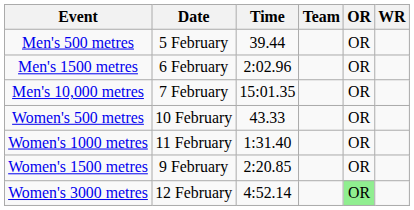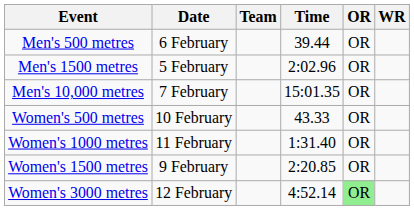columns swapped: (321, 17) <-> (267, 17)
(194, 42) 5 February -> (194, 42) 6 February
(194, 67) 6 February -> (194, 67) 5 February
